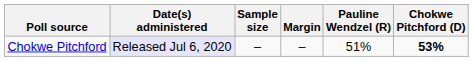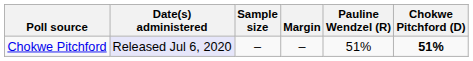(431, 47) 53% -> (431, 47) 51%
